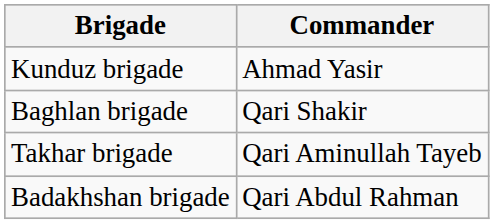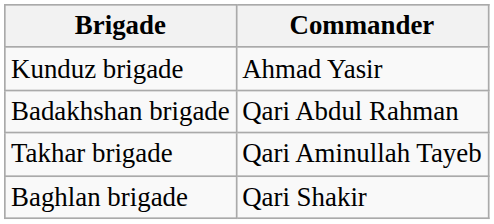rows swapped: (99, 111) <-> (120, 196)
